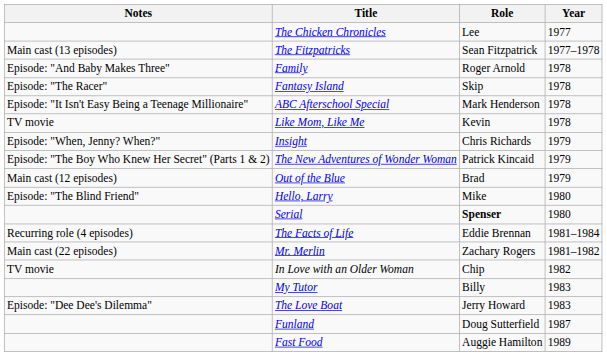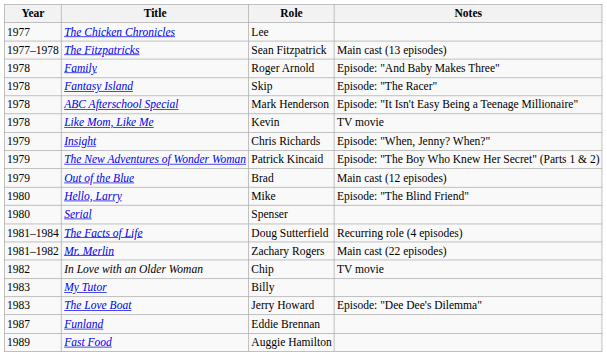columns swapped: (574, 13) <-> (138, 13)
(482, 214) bold -> (270, 214) normal
(496, 232) Eddie Brennan -> (290, 232) Doug Sutterfield
(501, 324) Doug Sutterfield -> (286, 324) Eddie Brennan
